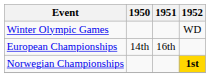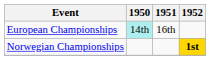- row: (58, 30)
(139, 47) no background -> (139, 30) paleturquoise background
